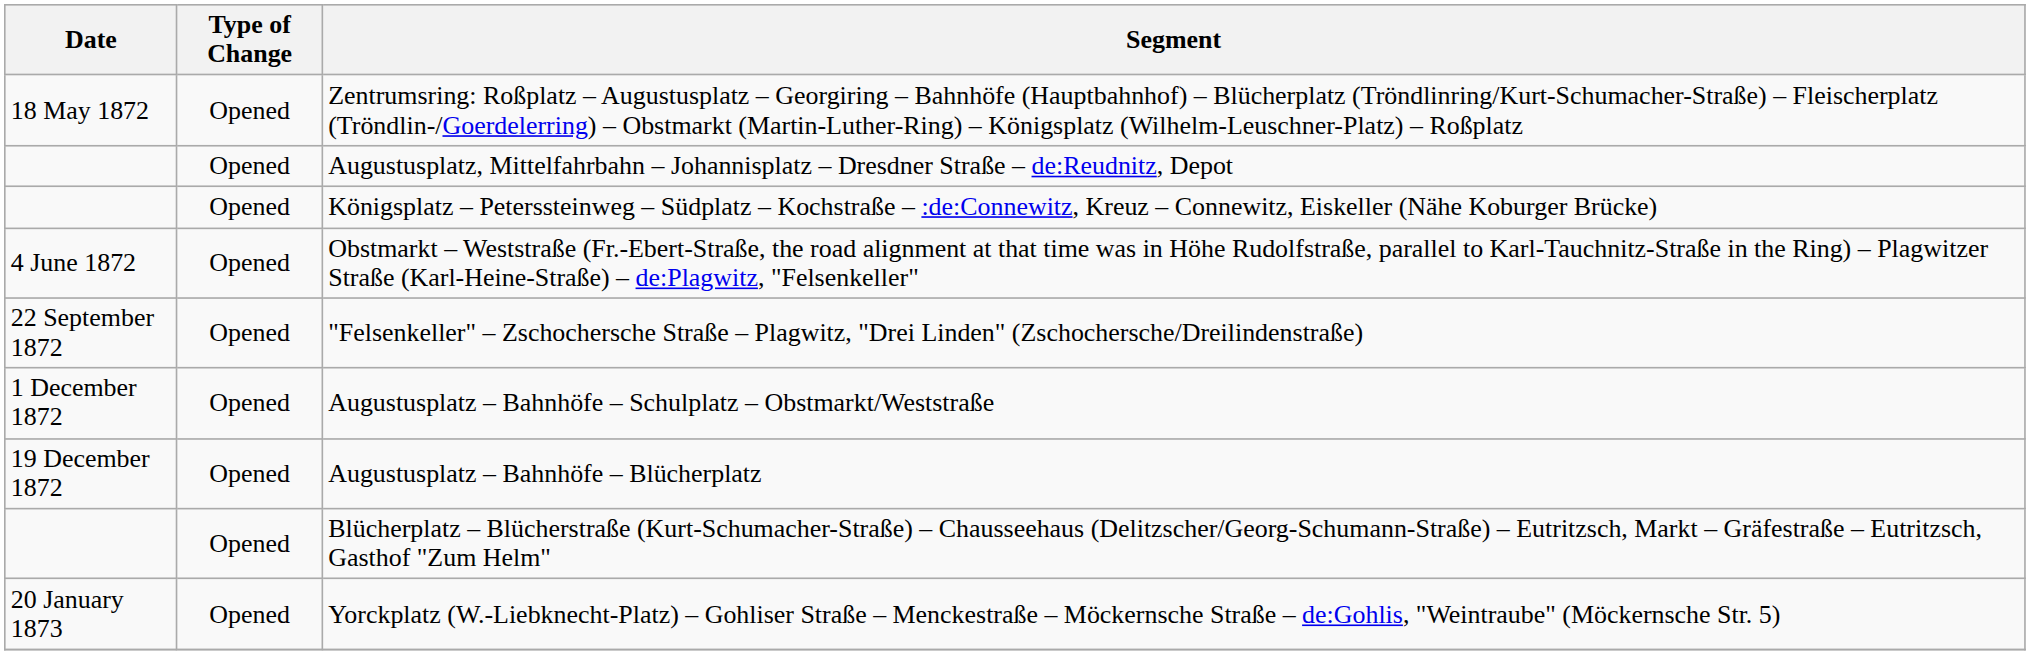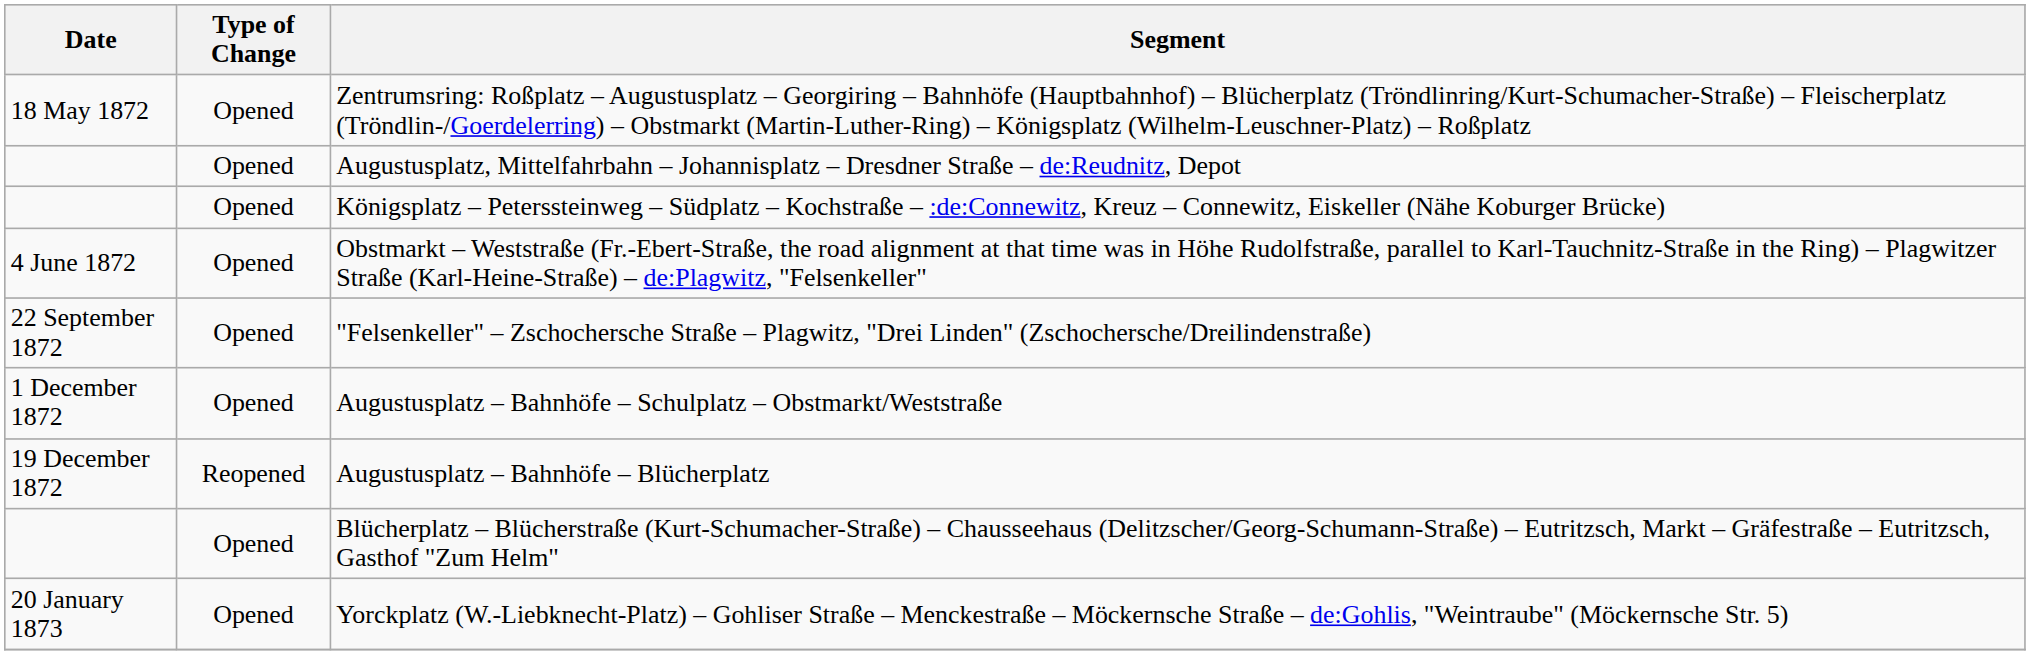(250, 473) Opened -> (253, 473) Reopened
